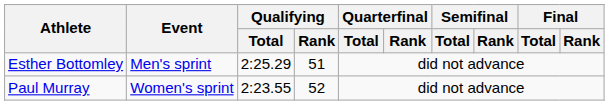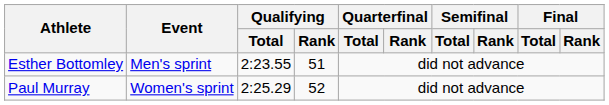(266, 65) 2:25.29 -> (266, 65) 2:23.55
(266, 89) 2:23.55 -> (266, 89) 2:25.29
